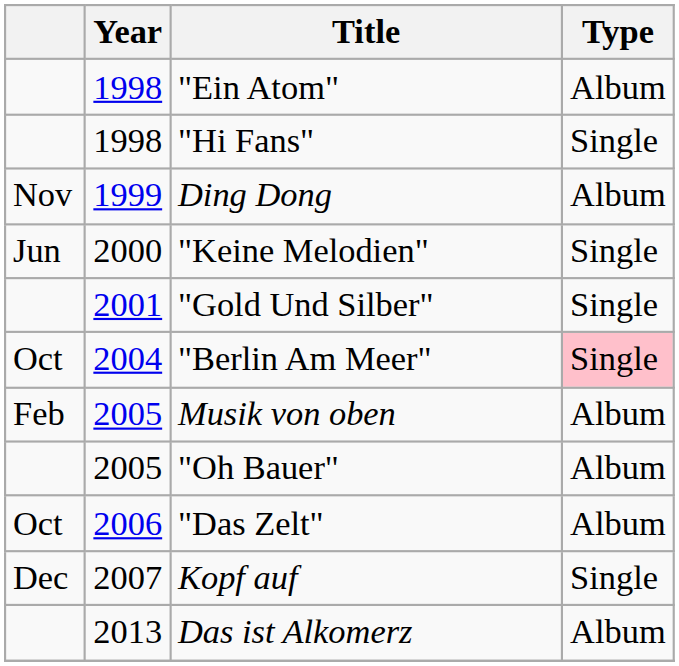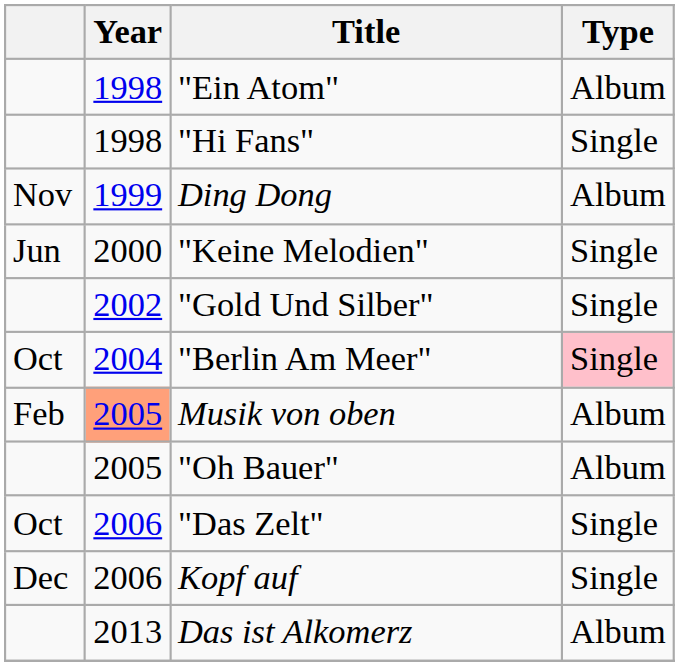(128, 304) 2001 -> (128, 304) 2002
(128, 413) no background -> (128, 413) lightsalmon background
(618, 522) Album -> (614, 522) Single
(128, 577) 2007 -> (128, 577) 2006
